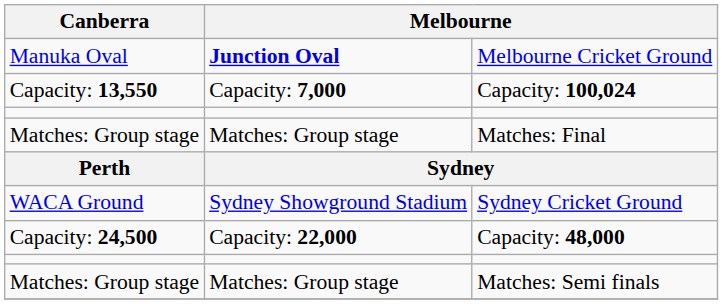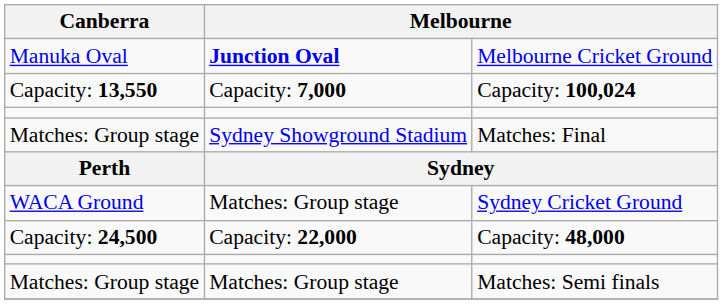(304, 134) Matches: Group stage -> (338, 134) Sydney Showground Stadium
(338, 202) Sydney Showground Stadium -> (304, 202) Matches: Group stage
